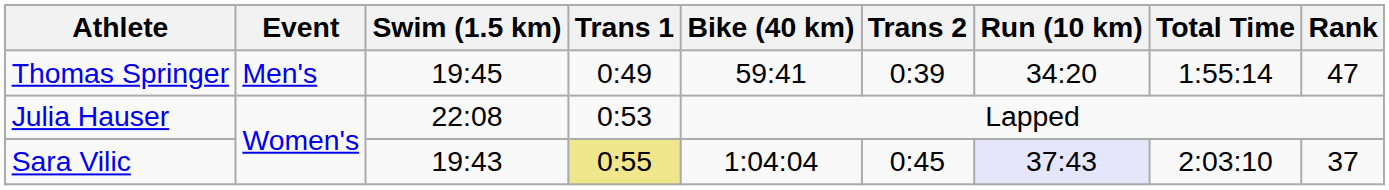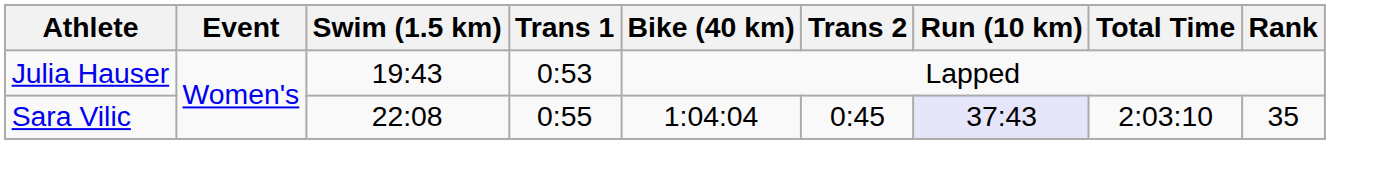- row: (120, 73)
(467, 117) 22:08 -> (407, 73) 19:43
(467, 162) 19:43 -> (407, 117) 22:08
(624, 162) khaki background -> (565, 117) no background
(1343, 162) 37 -> (1283, 117) 35
